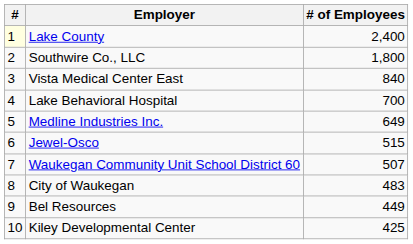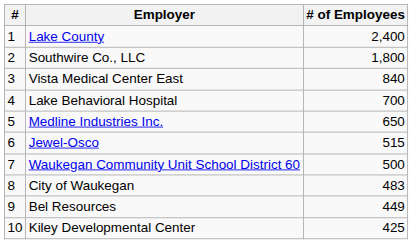(11, 36) lightyellow background -> (11, 36) no background
(394, 121) 649 -> (394, 121) 650
(394, 164) 507 -> (394, 164) 500
